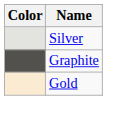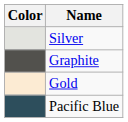+ row: (84, 106)
